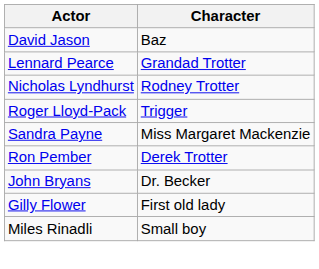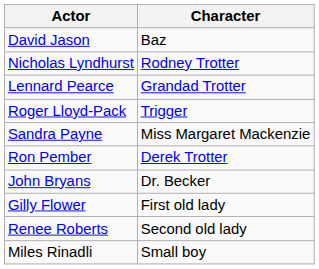rows swapped: (71, 87) <-> (61, 63)
+ row: (58, 228)
